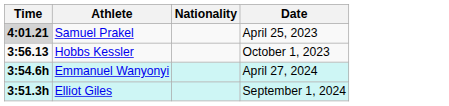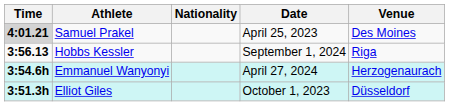+ column: (396, 14)
(286, 52) October 1, 2023 -> (294, 52) September 1, 2024
(294, 91) September 1, 2024 -> (286, 91) October 1, 2023
